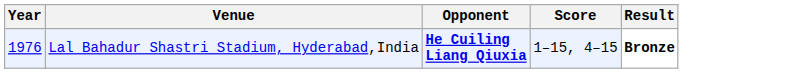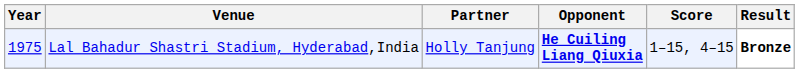+ column: (480, 16)
(25, 48) 1976 -> (25, 48) 1975
